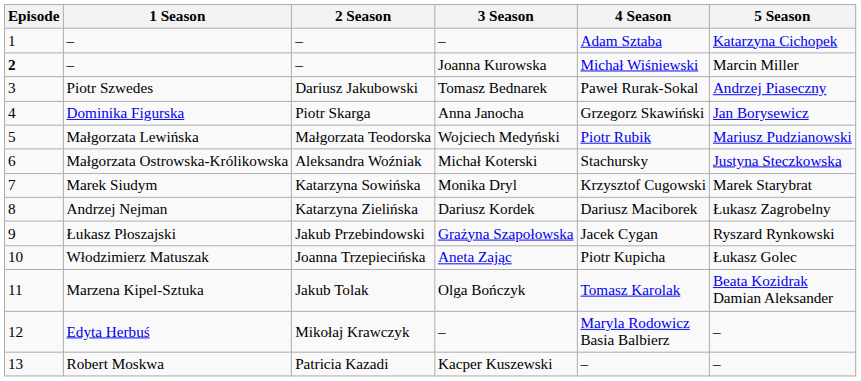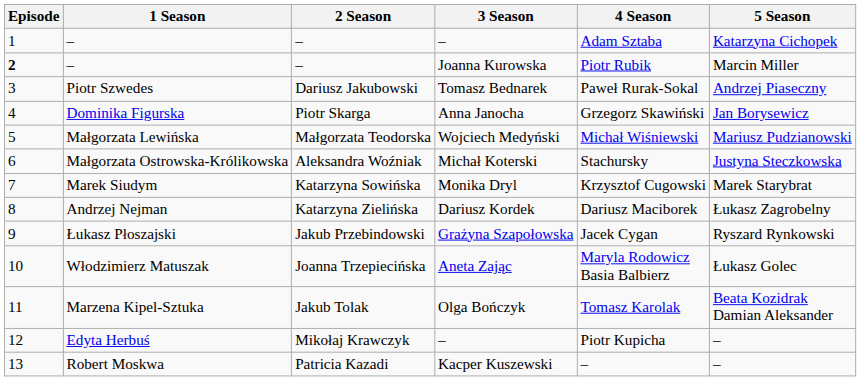(639, 64) Michał Wiśniewski -> (616, 64) Piotr Rubik
(616, 137) Piotr Rubik -> (639, 137) Michał Wiśniewski
(623, 257) Piotr Kupicha -> (635, 266) Maryla Rodowicz Basia Balbierz
(635, 331) Maryla Rodowicz Basia Balbierz -> (623, 340) Piotr Kupicha
